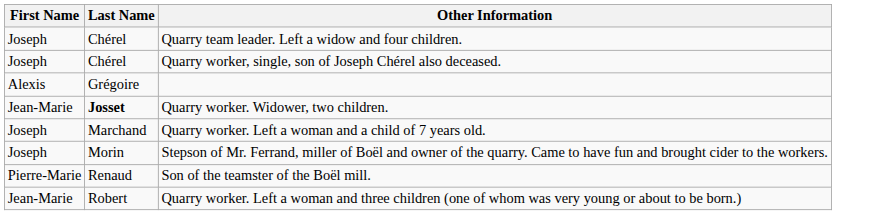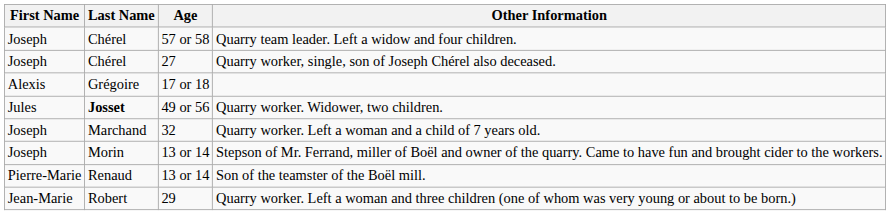+ column: (185, 15)
(40, 107) Jean-Marie -> (22, 107) Jules
